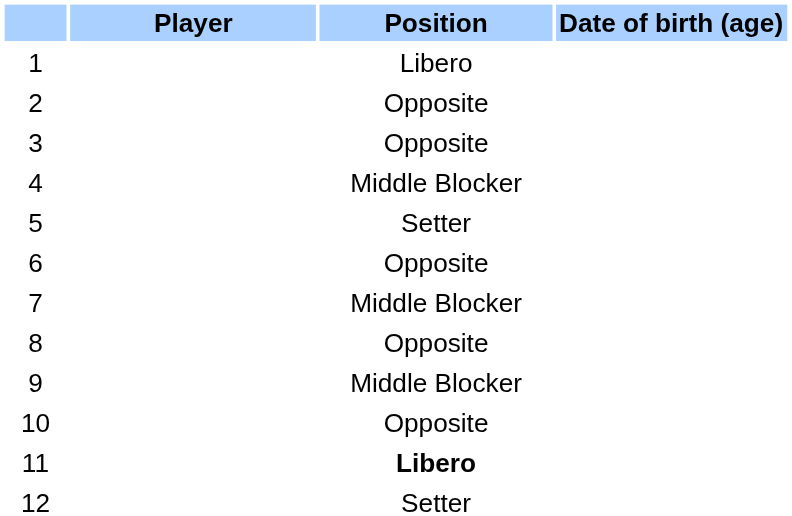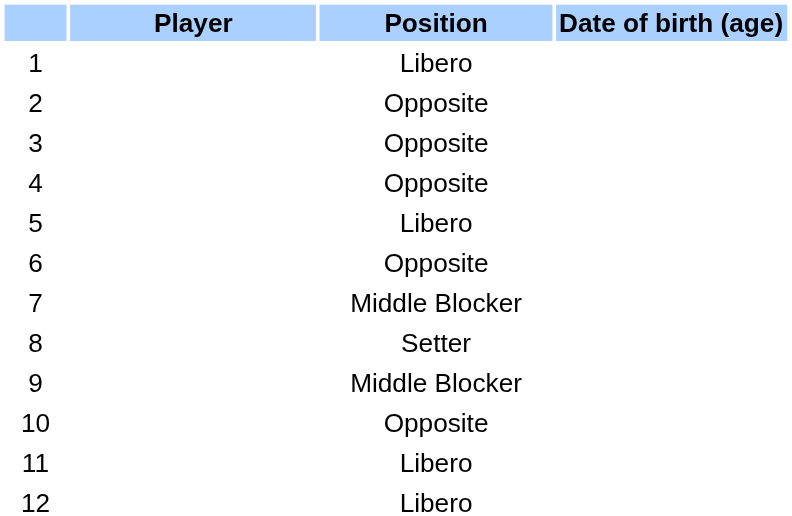(436, 183) Middle Blocker -> (436, 183) Opposite
(436, 223) Setter -> (436, 223) Libero
(436, 343) Opposite -> (436, 343) Setter
(436, 463) bold -> (436, 463) normal
(436, 503) Setter -> (436, 503) Libero
